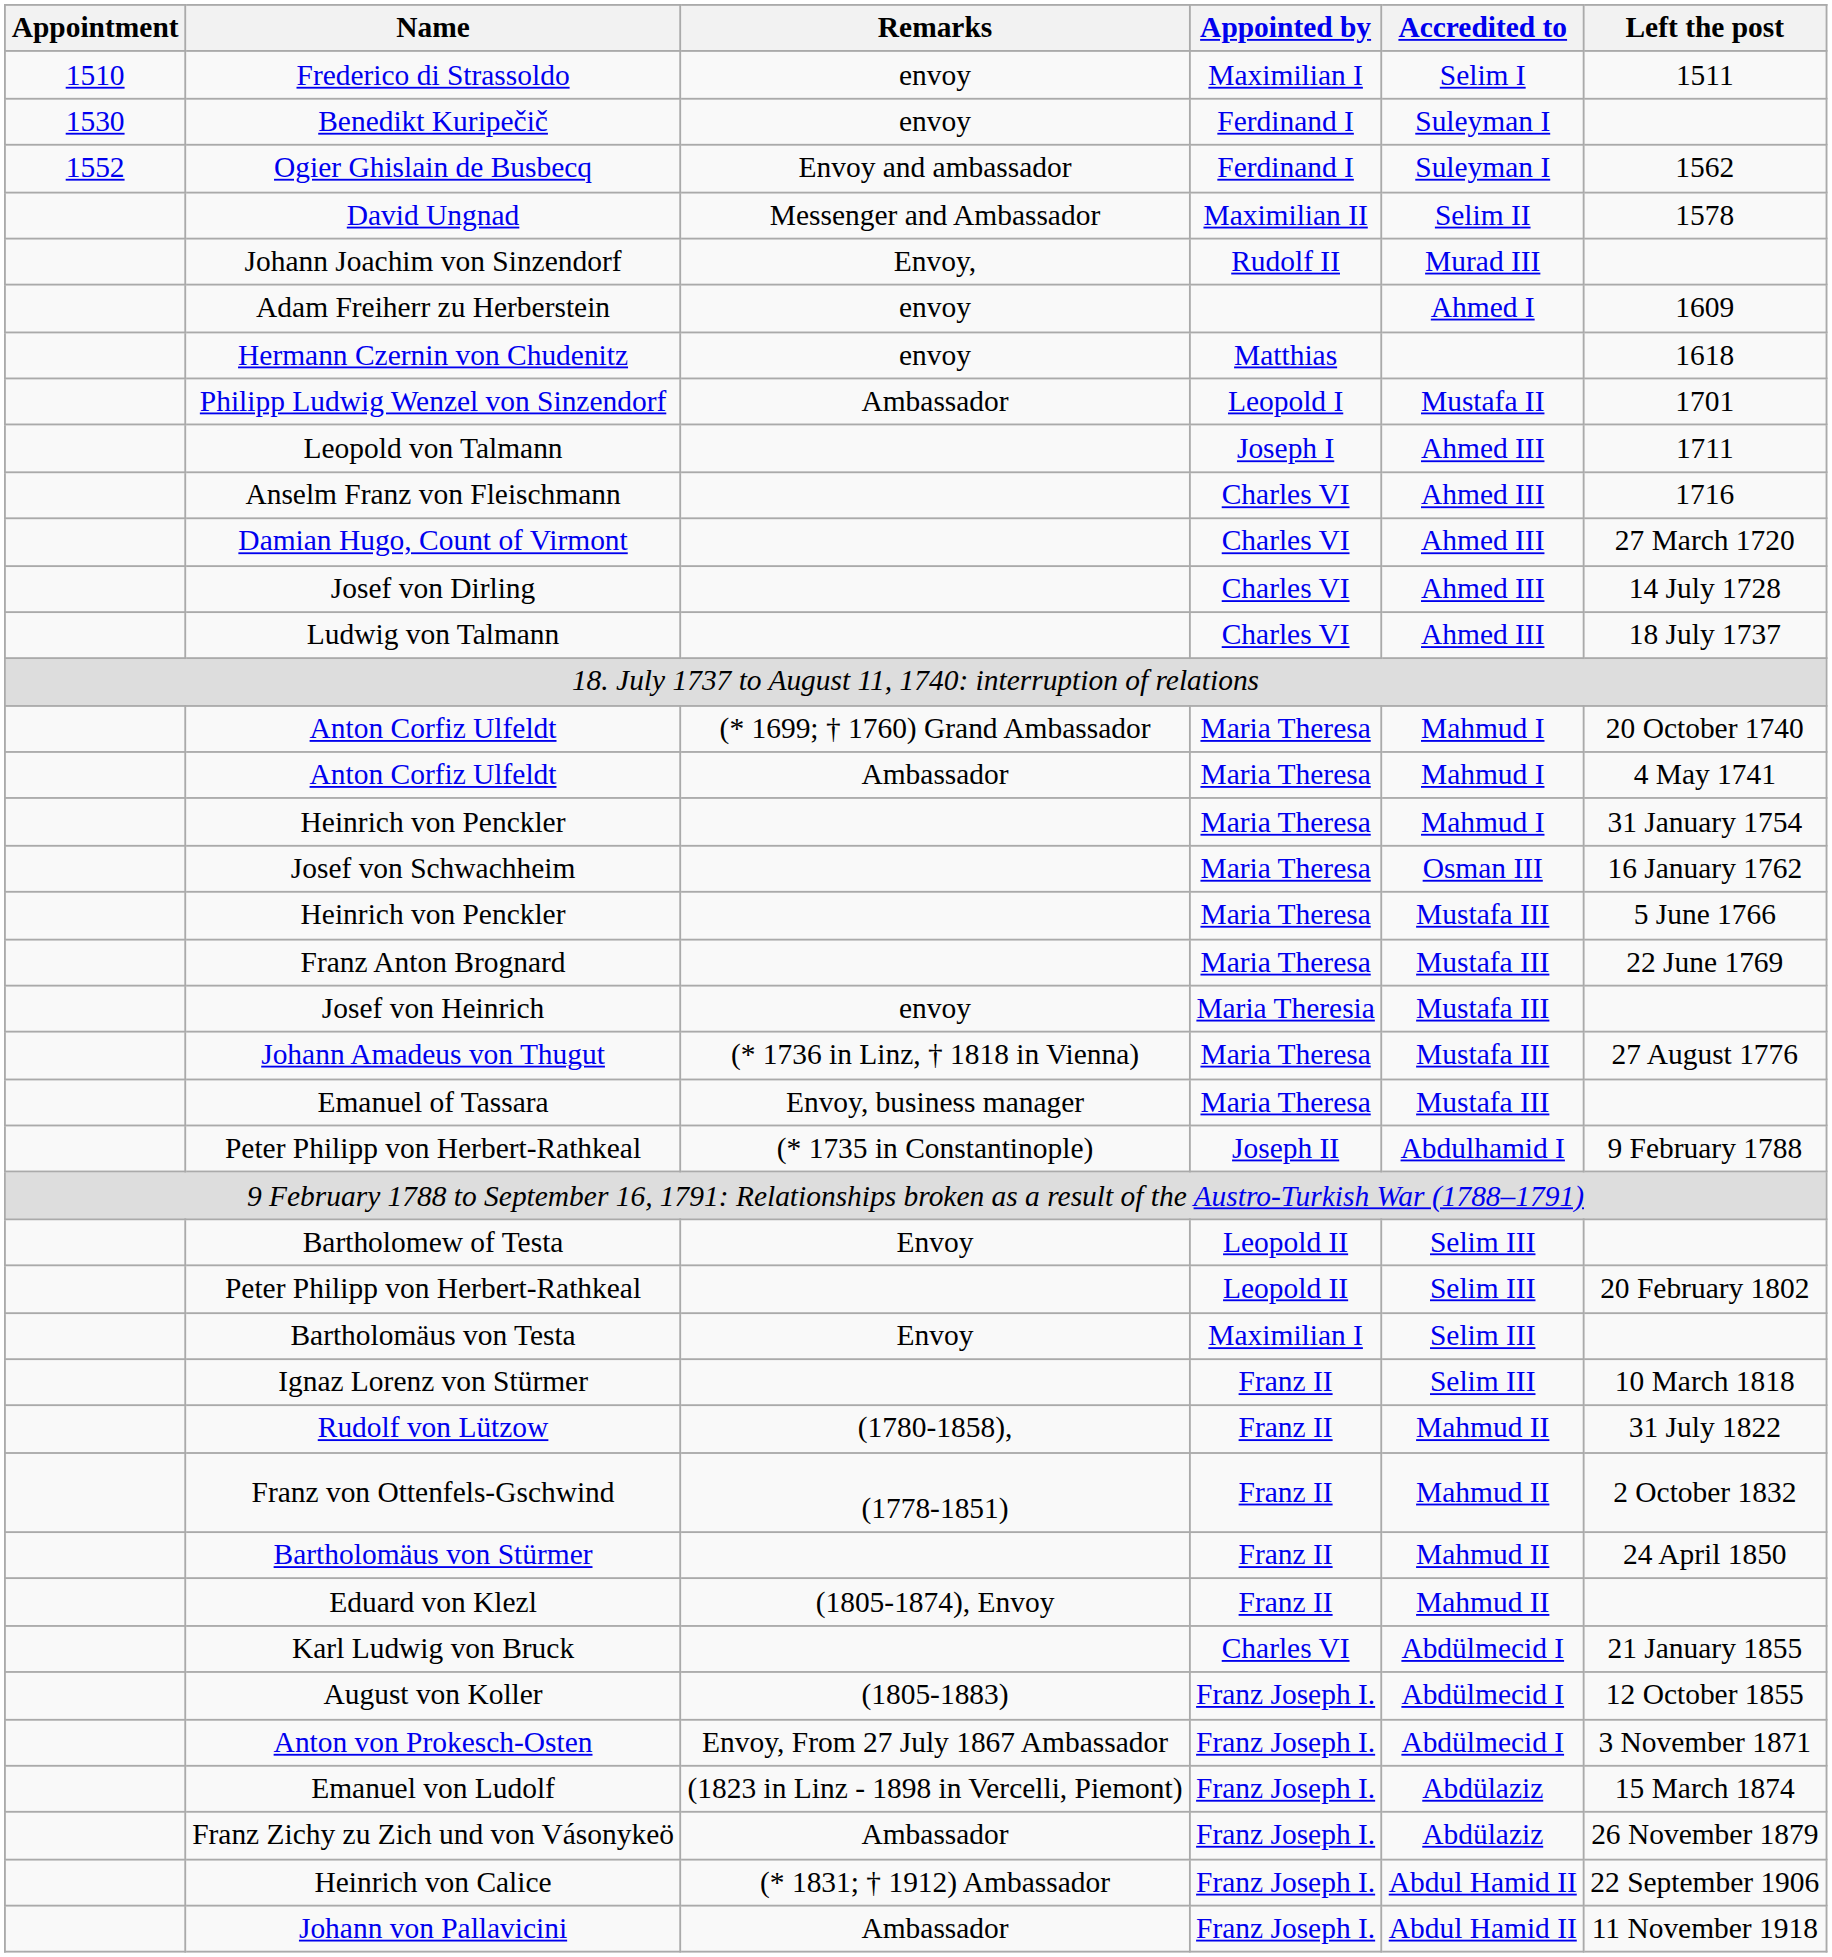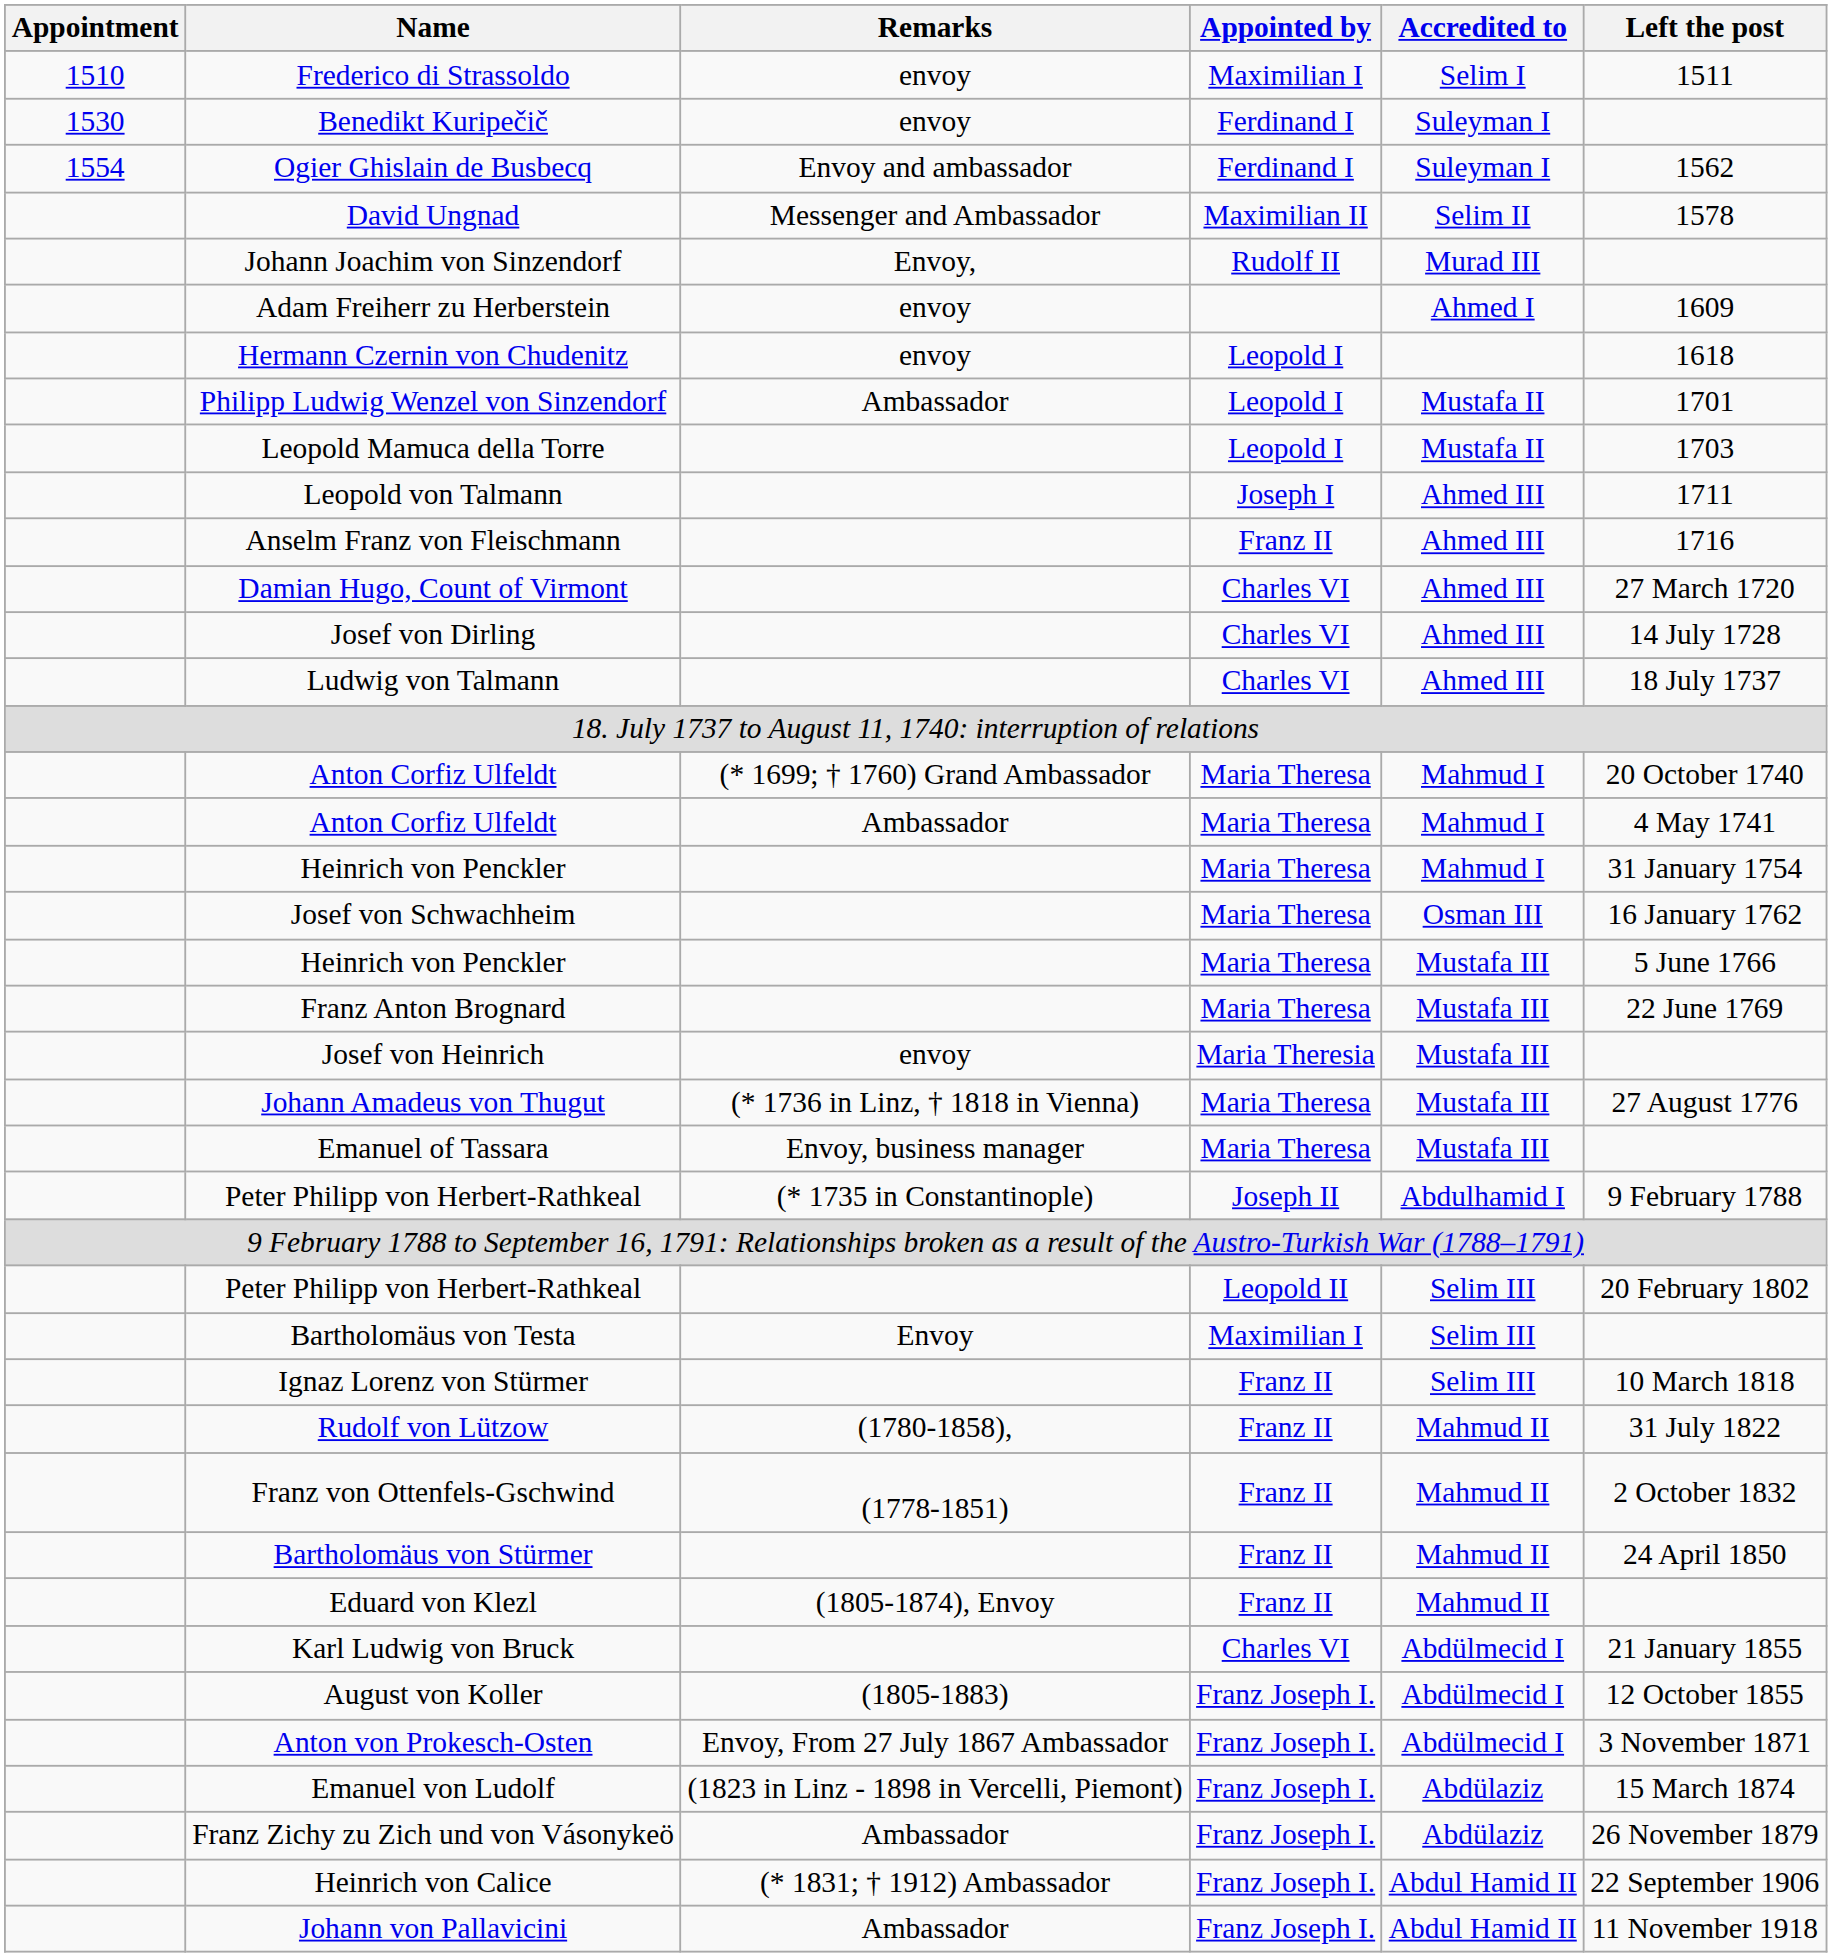(95, 167) 1552 -> (95, 167) 1554
(1286, 354) Matthias -> (1286, 354) Leopold I
+ row: (433, 448)
(1286, 494) Charles VI -> (1286, 541) Franz II
- row: (433, 1241)
